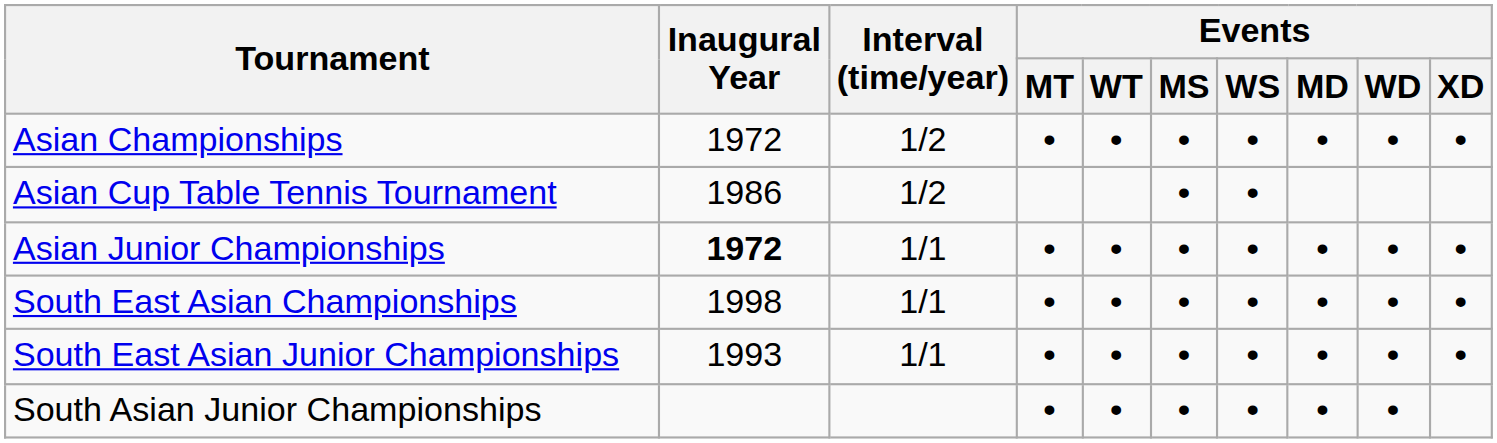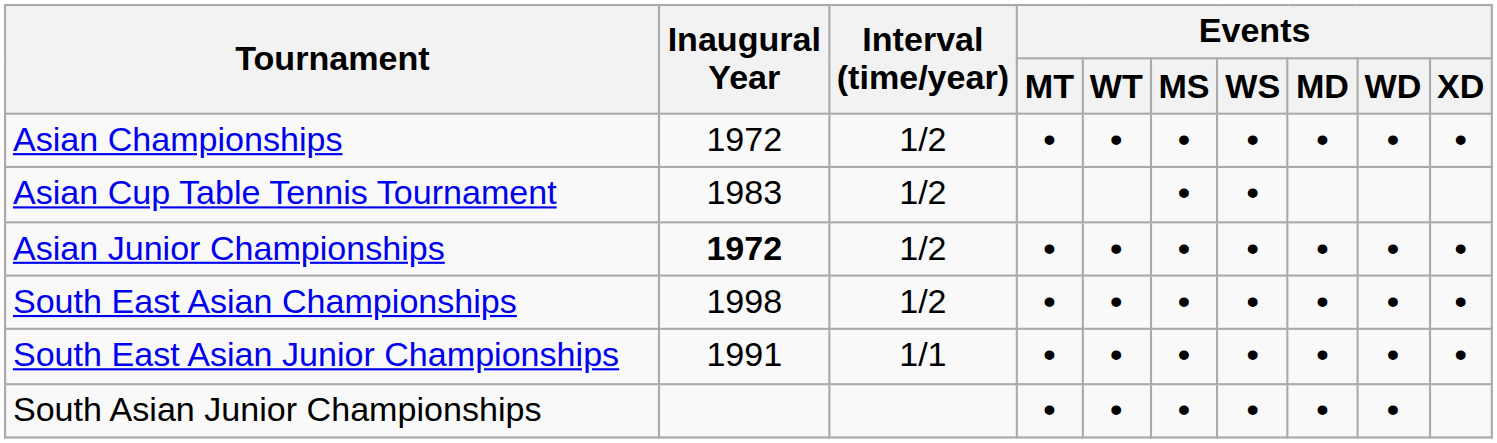(744, 193) 1986 -> (744, 193) 1983
(923, 247) 1/1 -> (923, 247) 1/2
(923, 301) 1/1 -> (923, 301) 1/2
(744, 355) 1993 -> (744, 355) 1991
